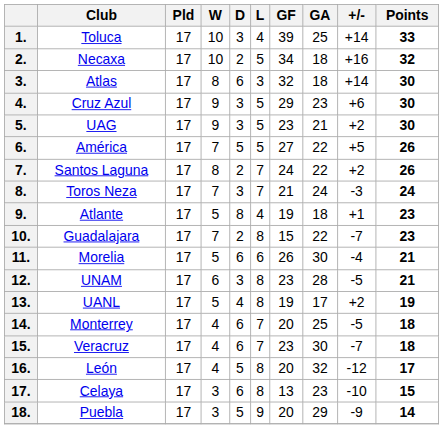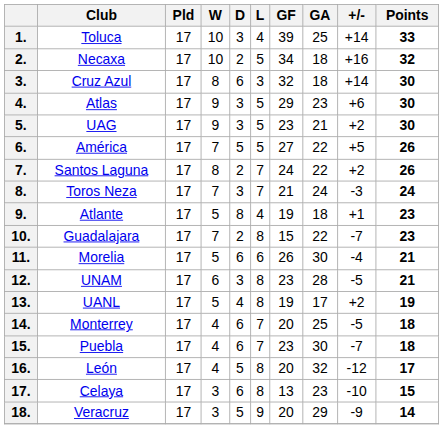(101, 81) Atlas -> (101, 81) Cruz Azul
(101, 103) Cruz Azul -> (101, 103) Atlas
(101, 346) Veracruz -> (101, 346) Puebla
(101, 412) Puebla -> (101, 412) Veracruz
